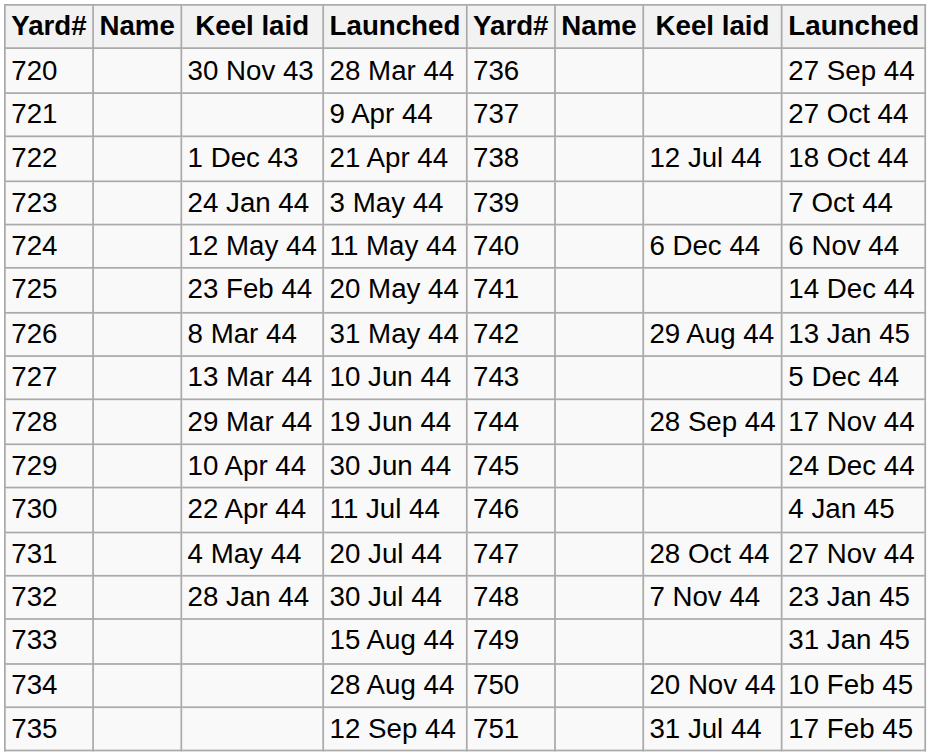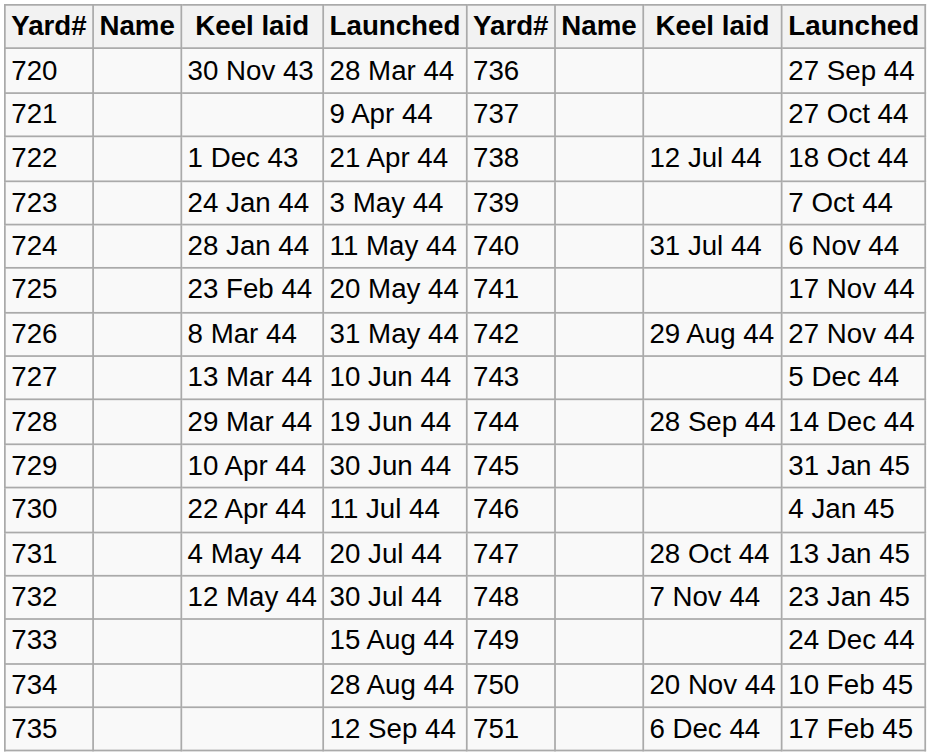(252, 245) 12 May 44 -> (248, 245) 28 Jan 44
(705, 245) 6 Dec 44 -> (706, 245) 31 Jul 44
(851, 289) 14 Dec 44 -> (851, 289) 17 Nov 44
(849, 333) 13 Jan 45 -> (851, 333) 27 Nov 44
(851, 421) 17 Nov 44 -> (851, 421) 14 Dec 44
(851, 465) 24 Dec 44 -> (849, 465) 31 Jan 45
(851, 553) 27 Nov 44 -> (849, 553) 13 Jan 45
(248, 597) 28 Jan 44 -> (252, 597) 12 May 44
(849, 641) 31 Jan 45 -> (851, 641) 24 Dec 44
(706, 728) 31 Jul 44 -> (705, 728) 6 Dec 44
